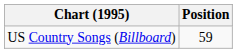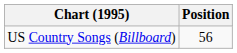(206, 37) 59 -> (206, 37) 56
